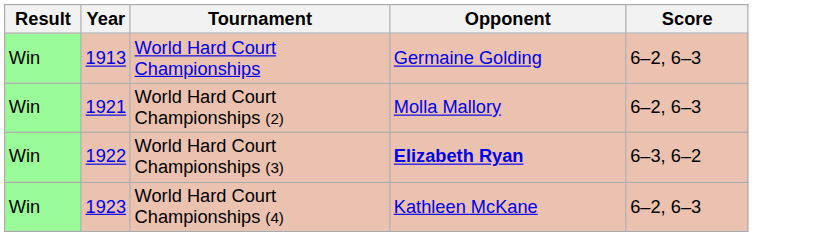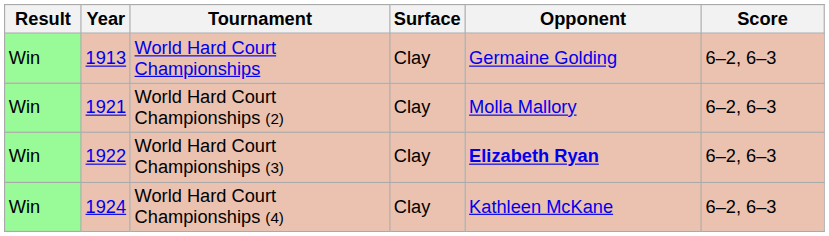+ column: (427, 18)
(666, 157) 6–3, 6–2 -> (741, 157) 6–2, 6–3
(106, 206) 1923 -> (106, 206) 1924
